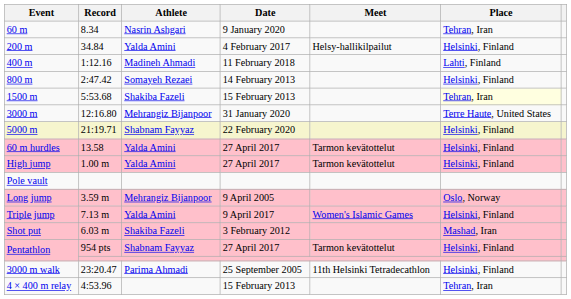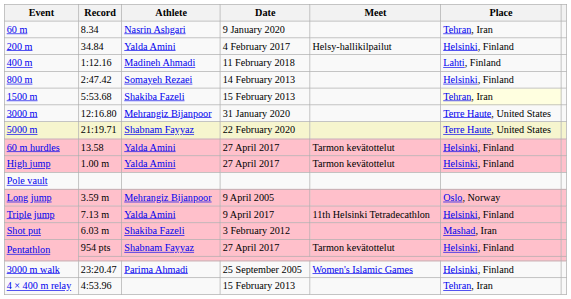(479, 130) Helsinki, Finland -> (497, 130) Terre Haute, United States
(363, 214) Women's Islamic Games -> (371, 214) 11th Helsinki Tetradecathlon
(371, 269) 11th Helsinki Tetradecathlon -> (363, 269) Women's Islamic Games
